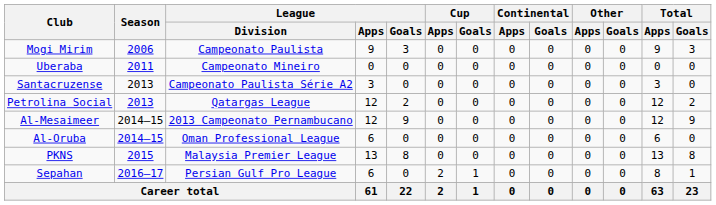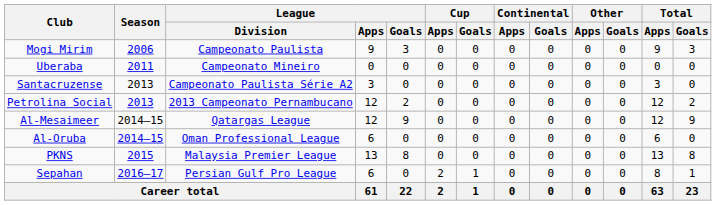(261, 102) Qatargas League -> (261, 102) 2013 Campeonato Pernambucano
(261, 120) 2013 Campeonato Pernambucano -> (261, 120) Qatargas League
